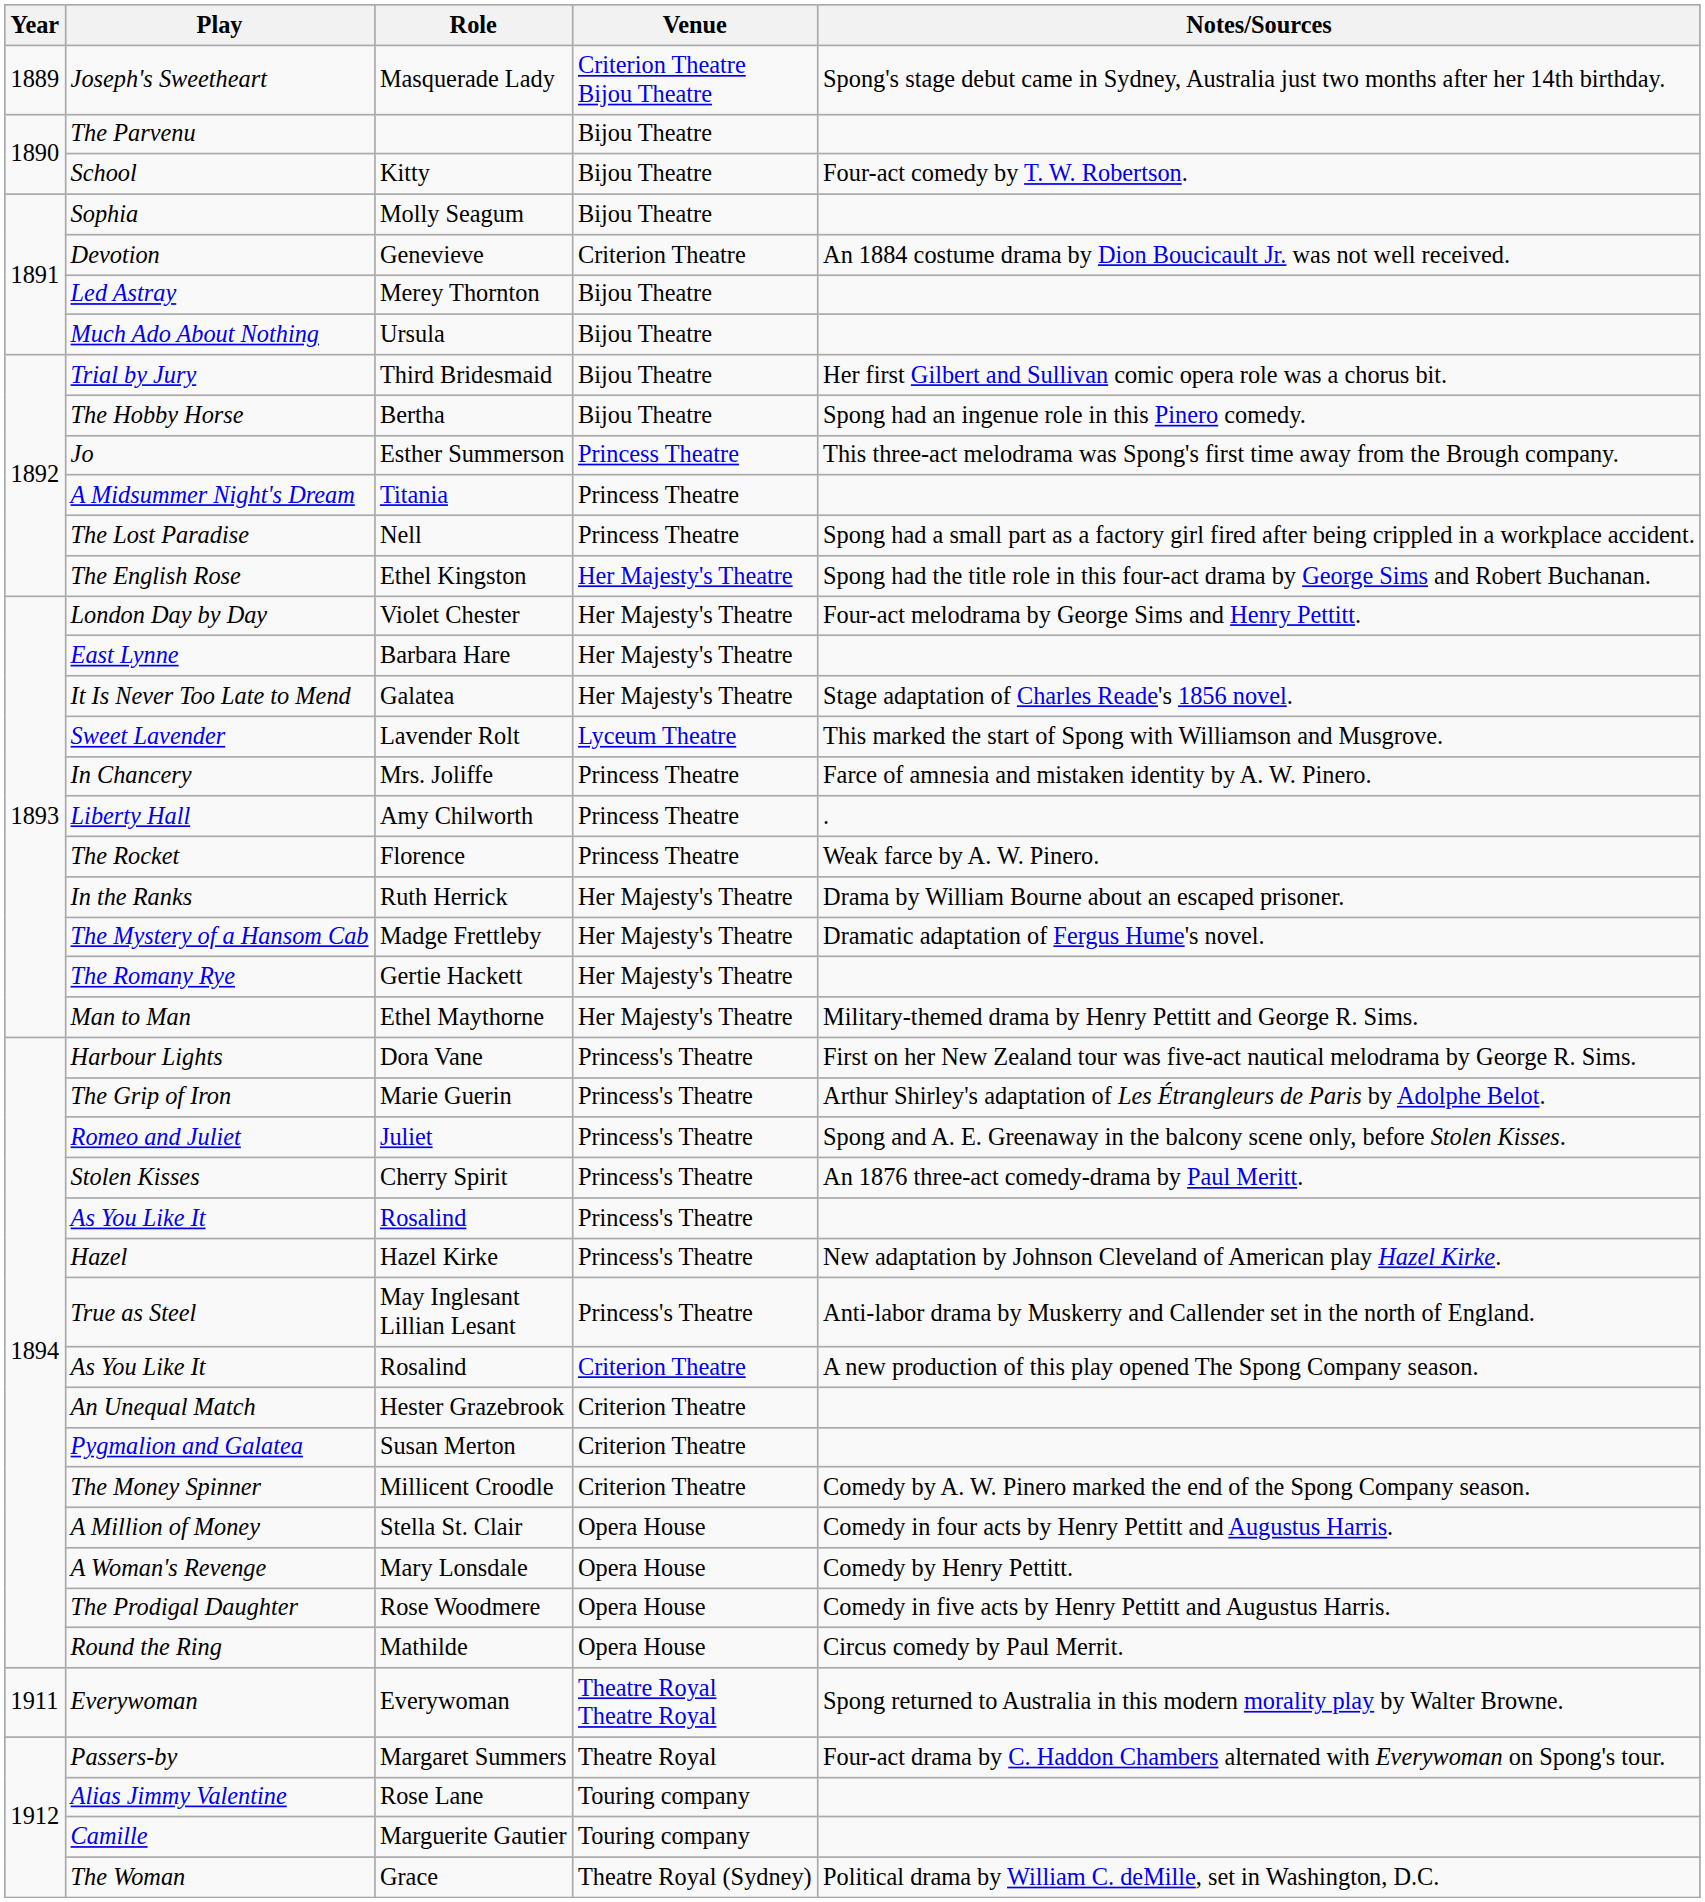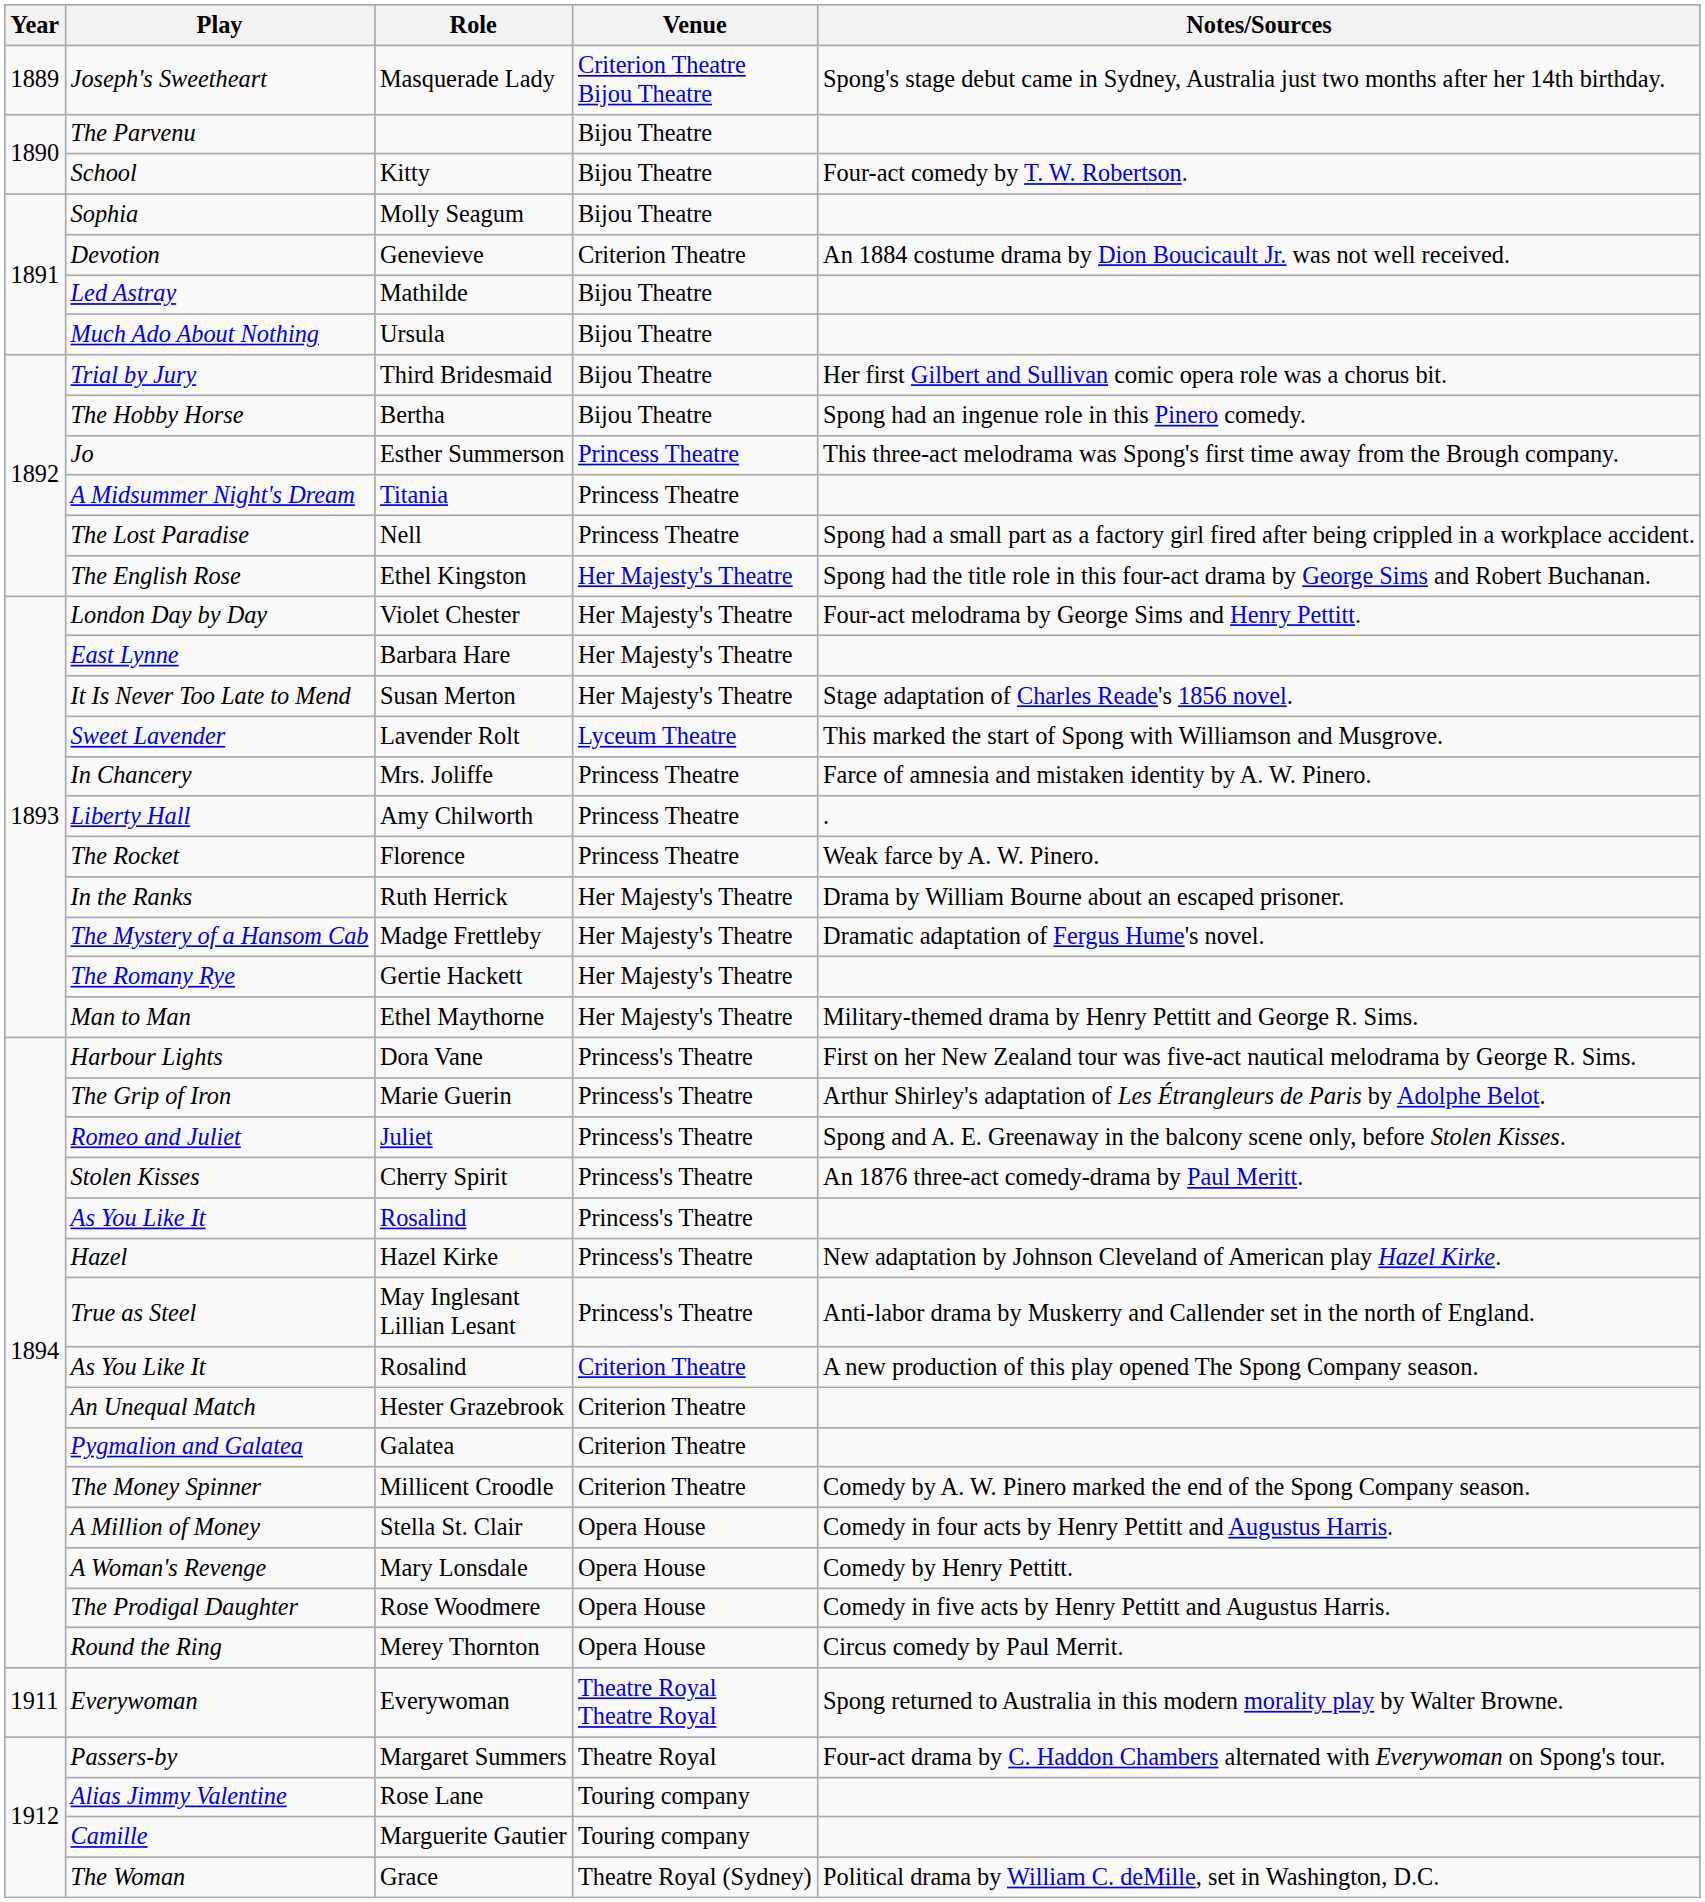(460, 294) Merey Thornton -> (424, 294) Mathilde
(417, 695) Galatea -> (448, 695) Susan Merton
(448, 1447) Susan Merton -> (417, 1447) Galatea
(424, 1647) Mathilde -> (460, 1647) Merey Thornton
